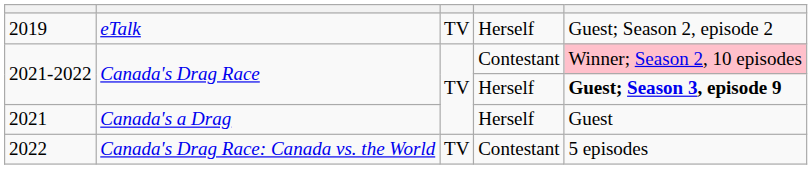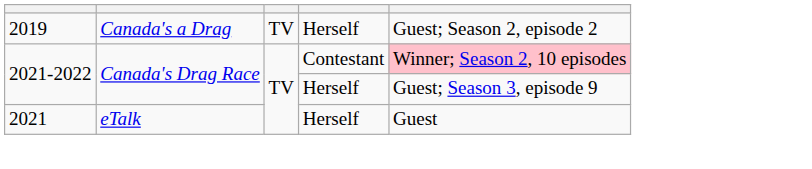(121, 28) eTalk -> (166, 28) Canada's a Drag
(675, 88) bold -> (495, 88) normal
(166, 118) Canada's a Drag -> (121, 118) eTalk
- row: (28, 149)
